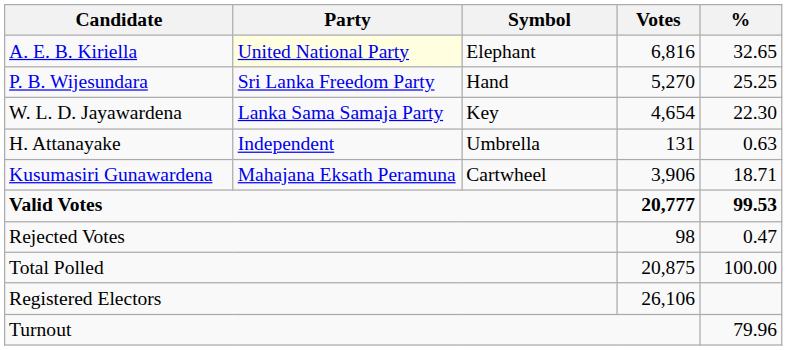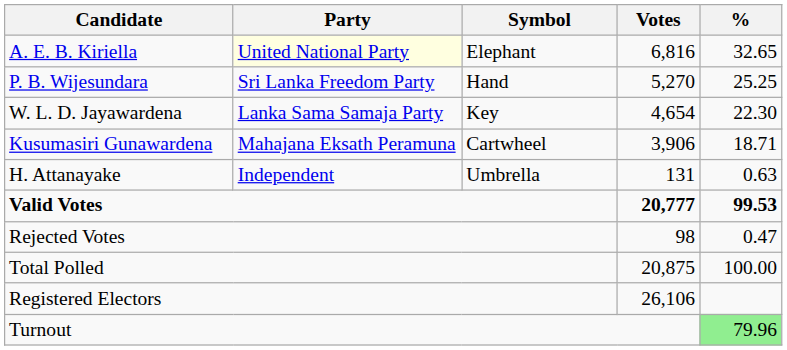rows swapped: (111, 174) <-> (65, 143)
(755, 329) no background -> (755, 329) lightgreen background
